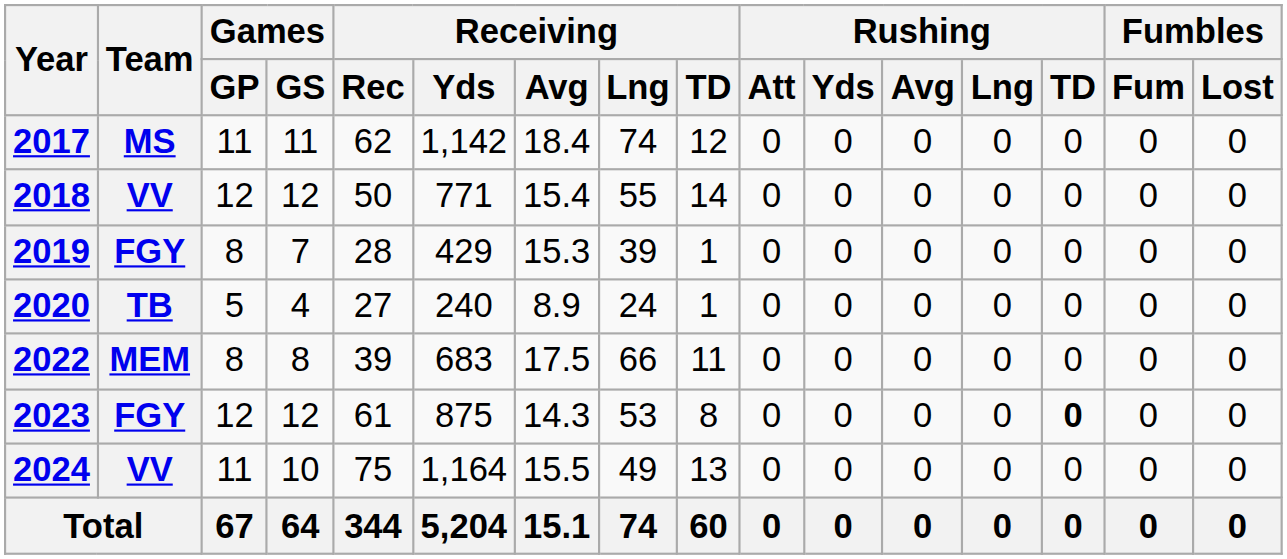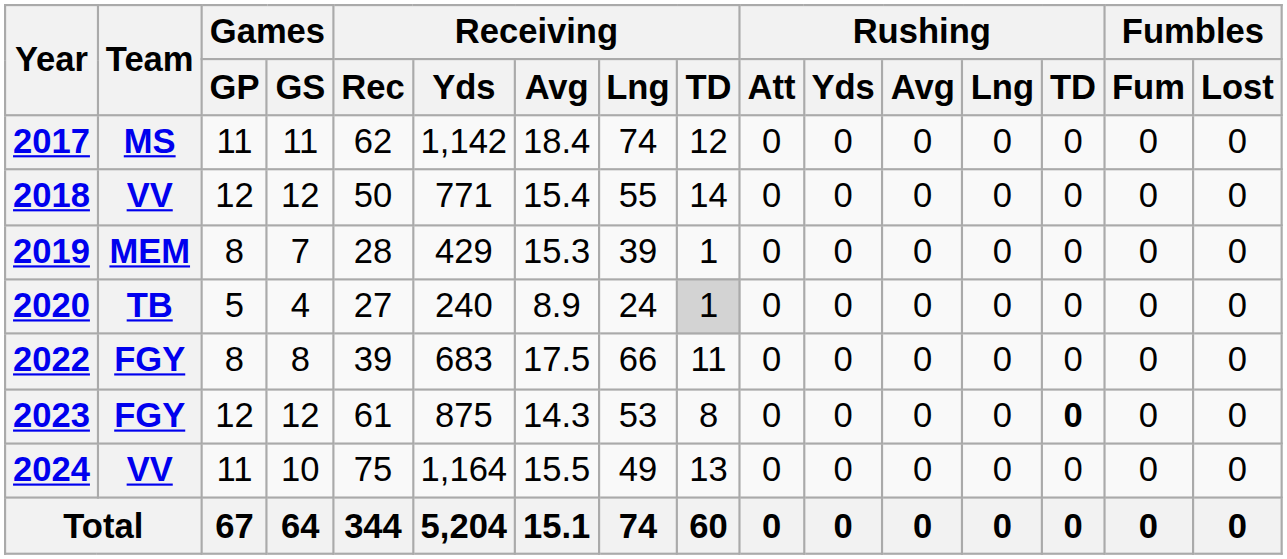(150, 251) FGY -> (150, 251) MEM
(709, 305) no background -> (709, 305) lightgrey background
(150, 360) MEM -> (150, 360) FGY
